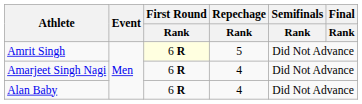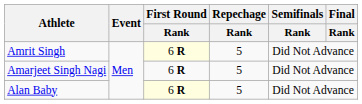(239, 71) 4 -> (239, 71) 5
(177, 90) no background -> (177, 90) lightyellow background
(239, 90) 4 -> (239, 90) 5
